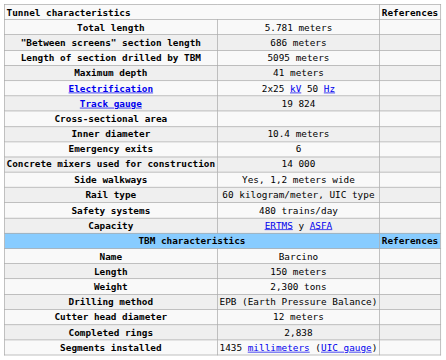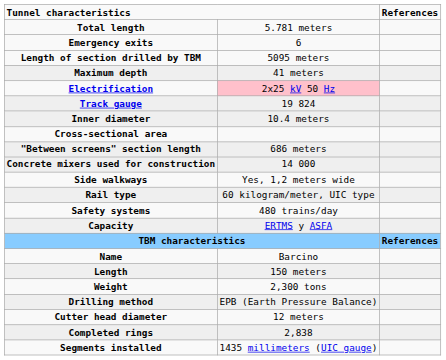rows swapped: (111, 42) <-> (111, 149)
(298, 88) no background -> (298, 88) pink background
rows swapped: (111, 119) <-> (111, 134)
